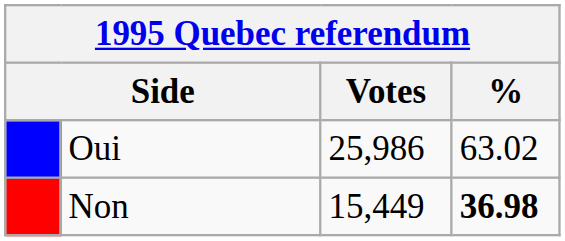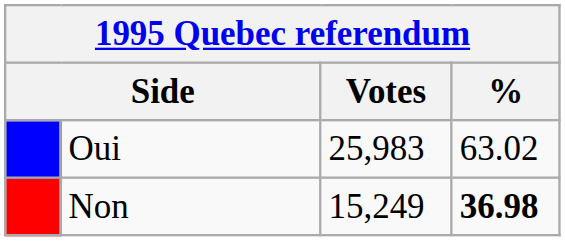(377, 148) 25,986 -> (377, 148) 25,983
(377, 206) 15,449 -> (377, 206) 15,249
